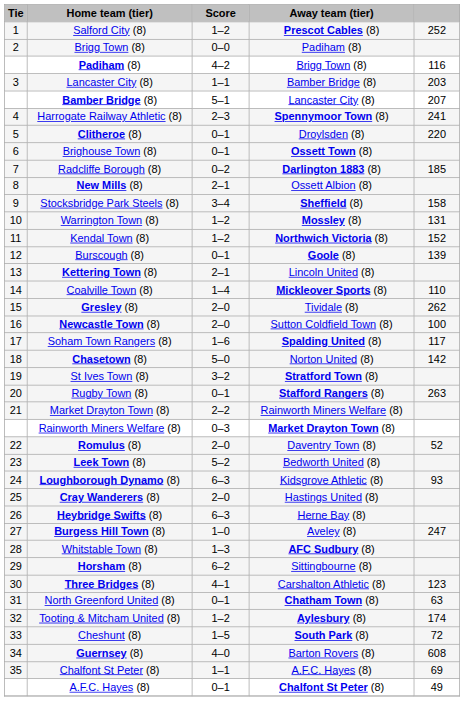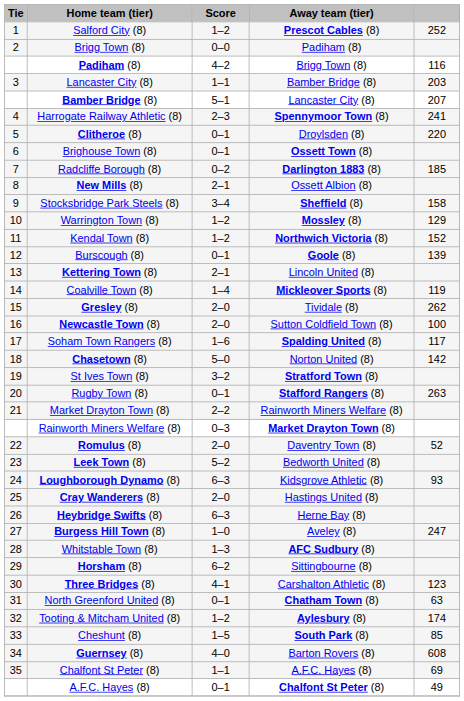(437, 221) 131 -> (437, 221) 129
(437, 290) 110 -> (437, 290) 119
(437, 636) 72 -> (437, 636) 85
